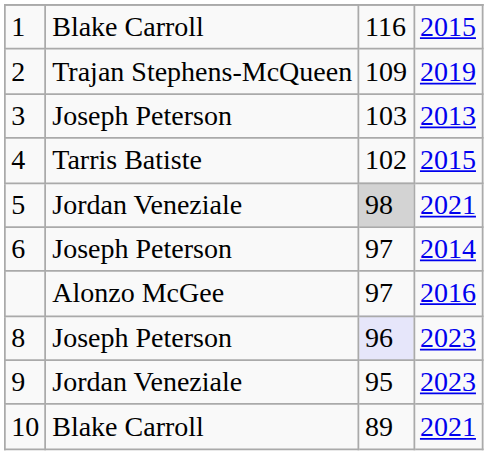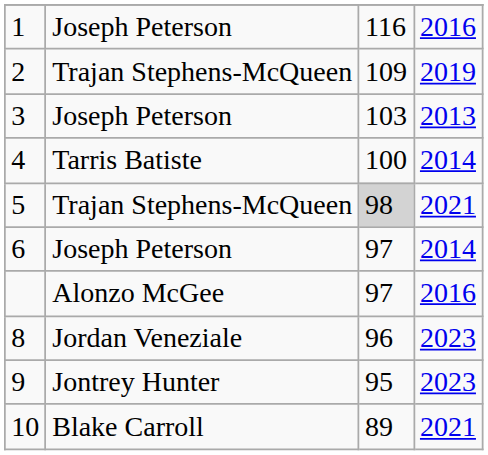(128, 26) Blake Carroll -> (142, 26) Joseph Peterson
(448, 26) 2015 -> (448, 26) 2016
(386, 159) 102 -> (386, 159) 100
(448, 159) 2015 -> (448, 159) 2014
(147, 204) Jordan Veneziale -> (202, 204) Trajan Stephens-McQueen
(142, 337) Joseph Peterson -> (147, 337) Jordan Veneziale
(379, 337) lavender background -> (379, 337) no background
(147, 381) Jordan Veneziale -> (136, 381) Jontrey Hunter
